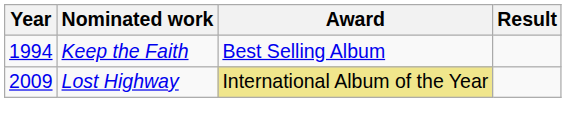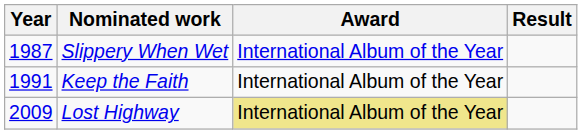+ row: (145, 50)
(31, 50) 1994 -> (31, 81) 1991
(304, 50) Best Selling Album -> (370, 81) International Album of the Year
